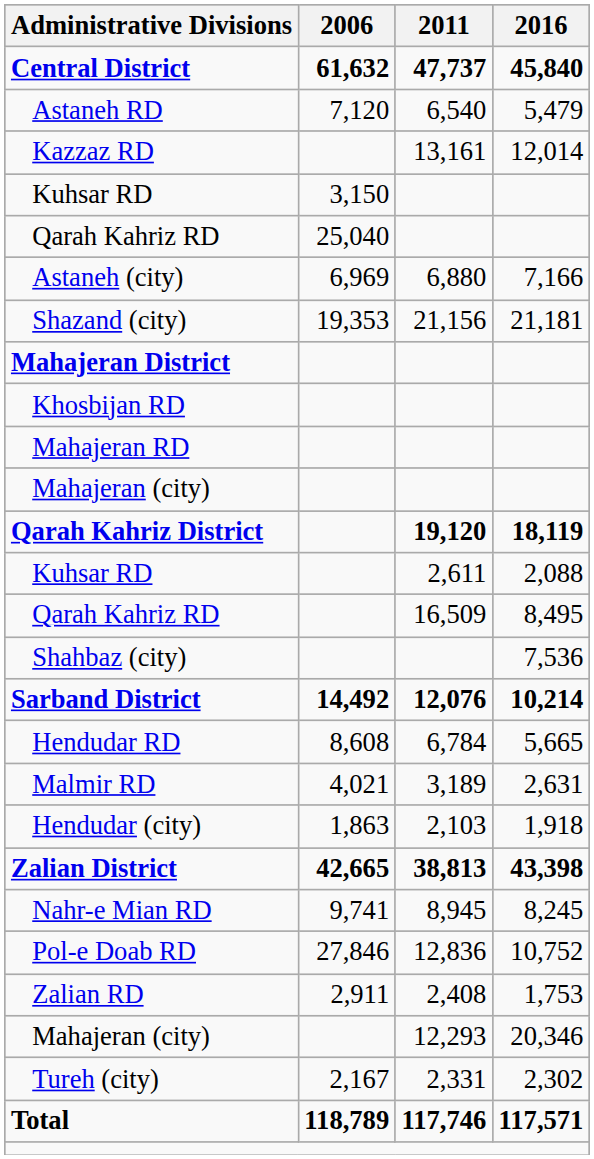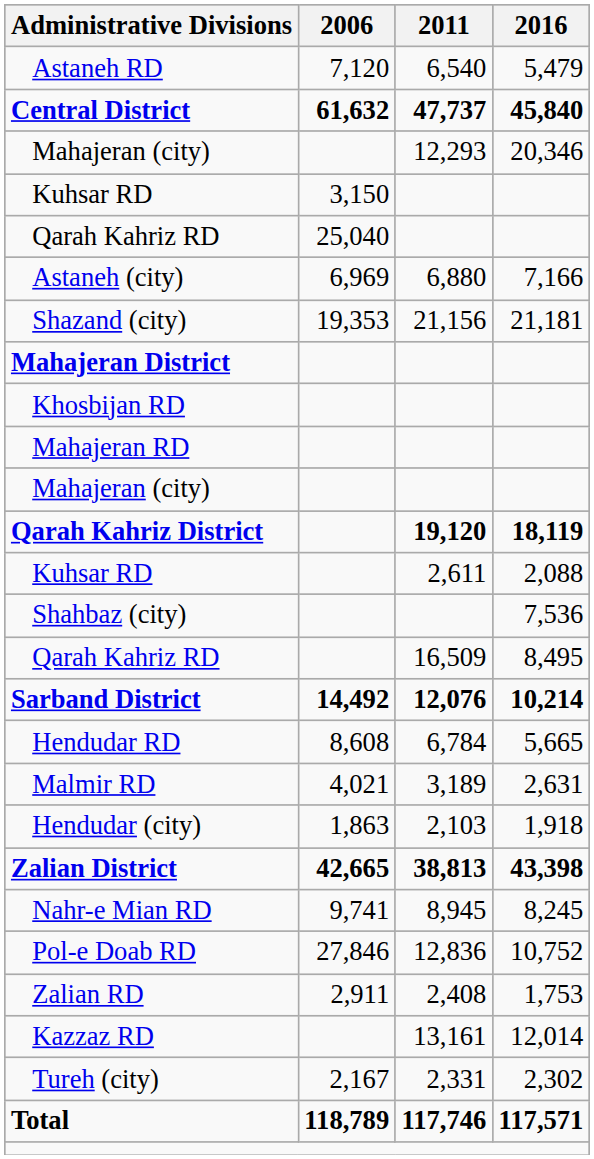rows swapped: (101, 67) <-> (98, 109)
rows swapped: (93, 151) <-> (121, 1036)
rows swapped: (126, 615) <-> (109, 657)
